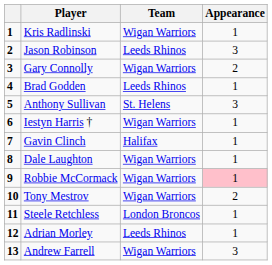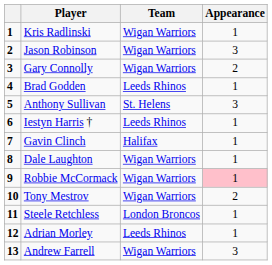(154, 50) Leeds Rhinos -> (159, 50) Wigan Warriors
(159, 123) Wigan Warriors -> (154, 123) Leeds Rhinos
